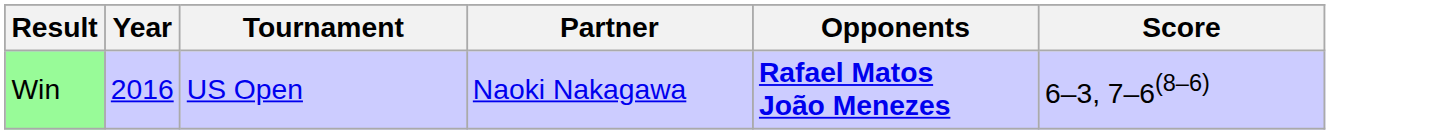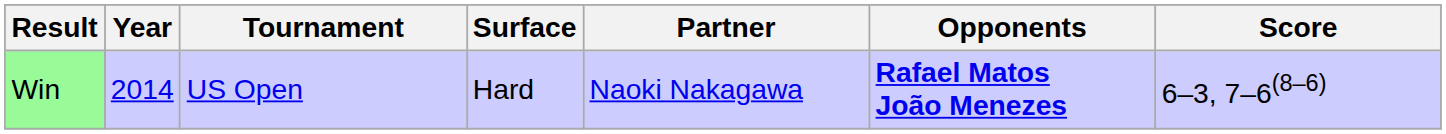+ column: (525, 26)
(142, 89) 2016 -> (142, 89) 2014
